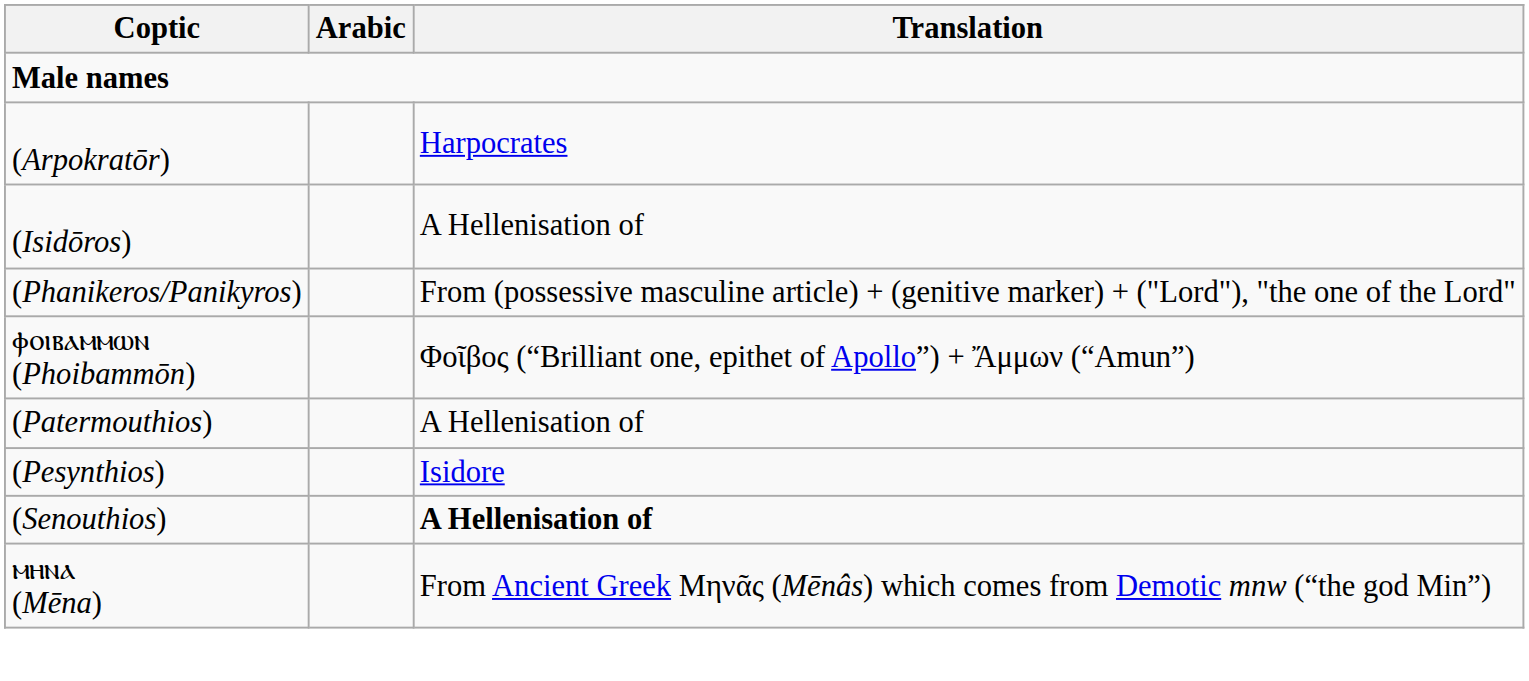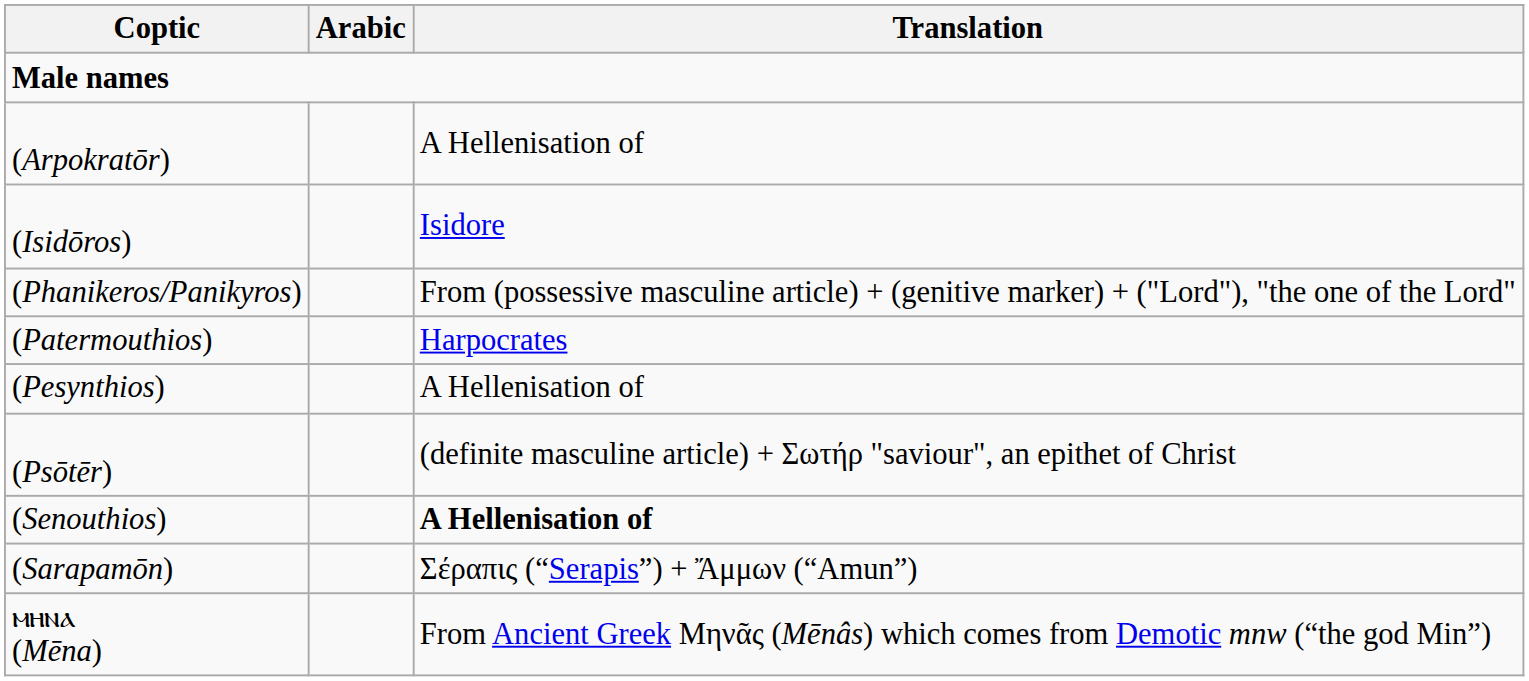(494, 142) Harpocrates -> (532, 142) A Hellenisation of
(532, 225) A Hellenisation of -> (462, 225) Isidore
- row: (104, 357)
(532, 422) A Hellenisation of -> (494, 339) Harpocrates
(462, 471) Isidore -> (532, 388) A Hellenisation of
+ row: (62, 471)
+ row: (93, 568)
